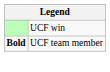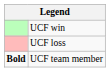+ row: (48, 44)
